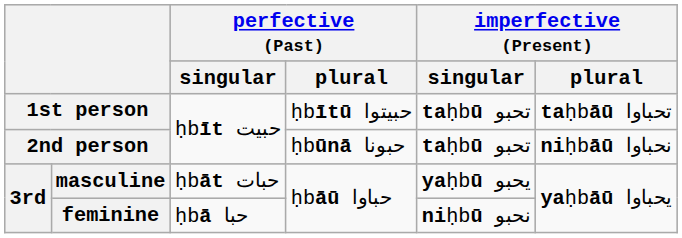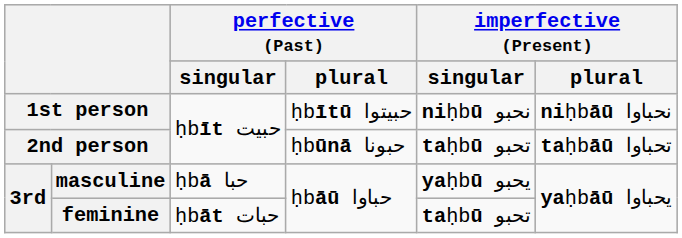(476, 112) taḥbū تحبو -> (476, 112) niḥbū نحبو
(606, 112) taḥbāū تحباوا -> (606, 112) niḥbāū نحباوا
(606, 147) niḥbāū نحباوا -> (606, 147) taḥbāū تحباوا
(227, 182) ḥbāt حبات -> (212, 182) ḥbā حبا
(212, 216) ḥbā حبا -> (227, 216) ḥbāt حبات
(476, 216) niḥbū نحبو -> (476, 216) taḥbū تحبو
